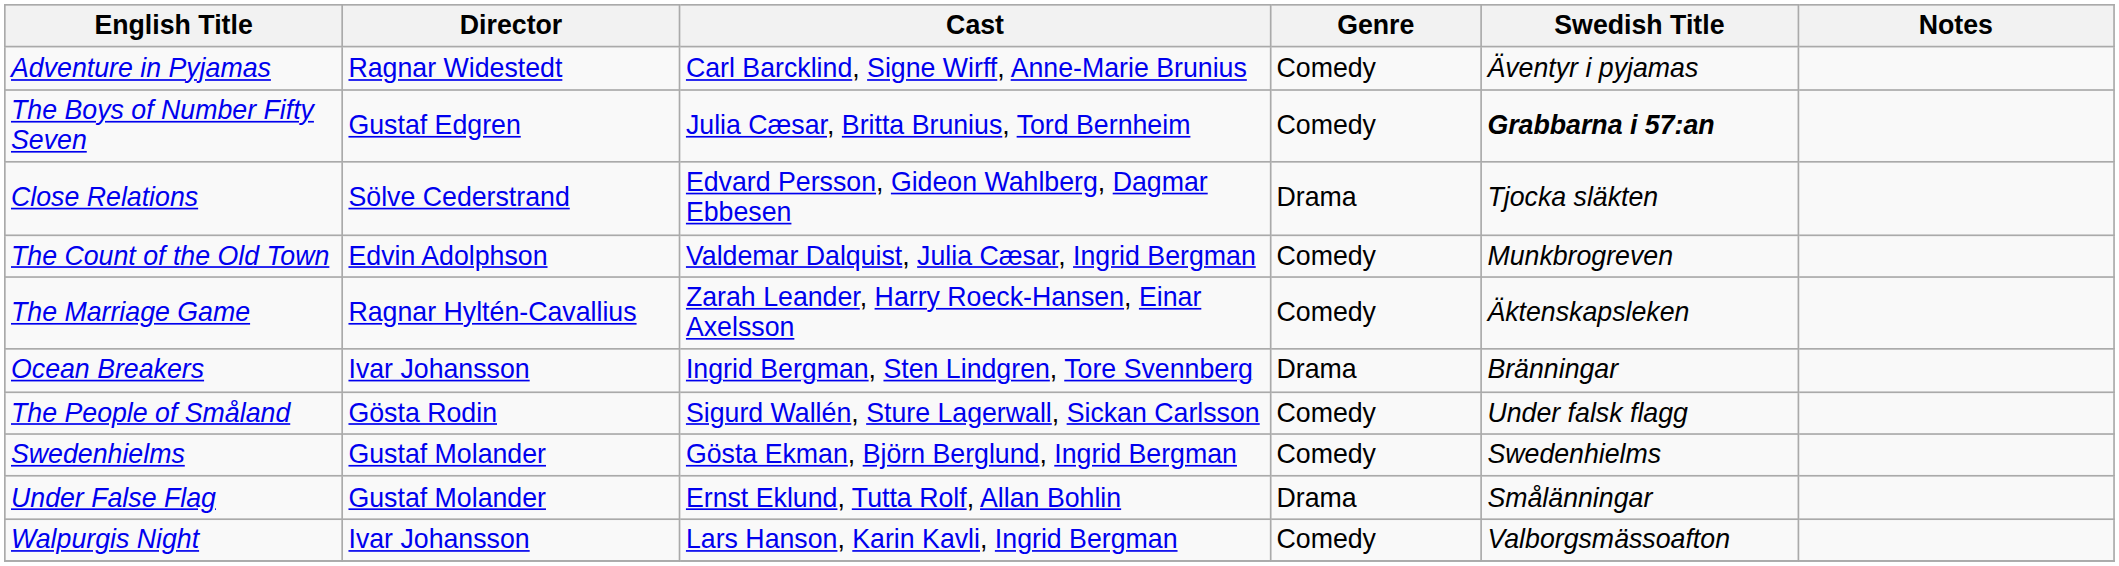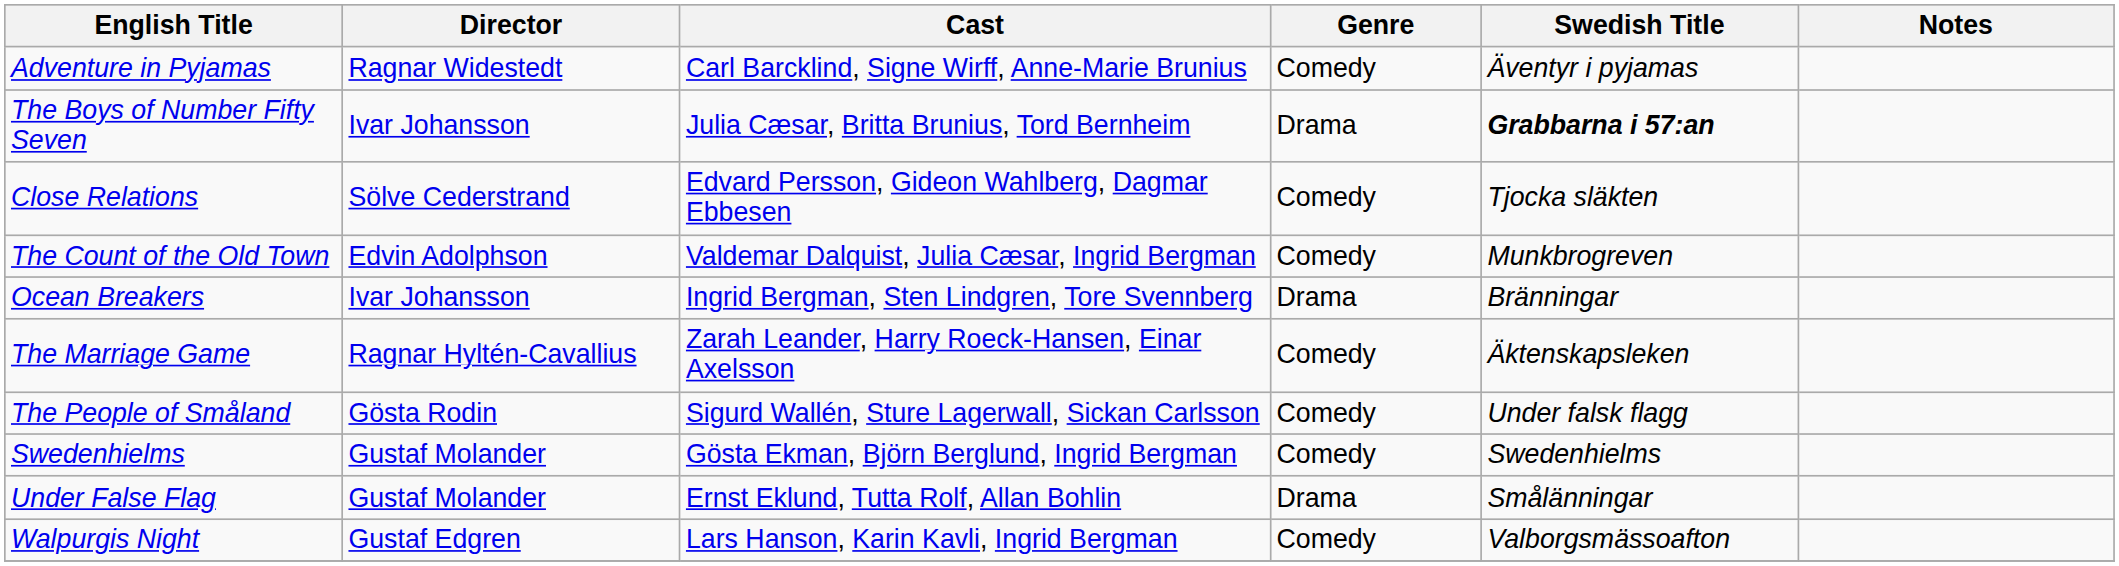(435, 125) Gustaf Edgren -> (439, 125) Ivar Johansson
(1326, 125) Comedy -> (1317, 125) Drama
(1317, 197) Drama -> (1326, 197) Comedy
rows swapped: (131, 312) <-> (108, 370)
(439, 539) Ivar Johansson -> (435, 539) Gustaf Edgren
